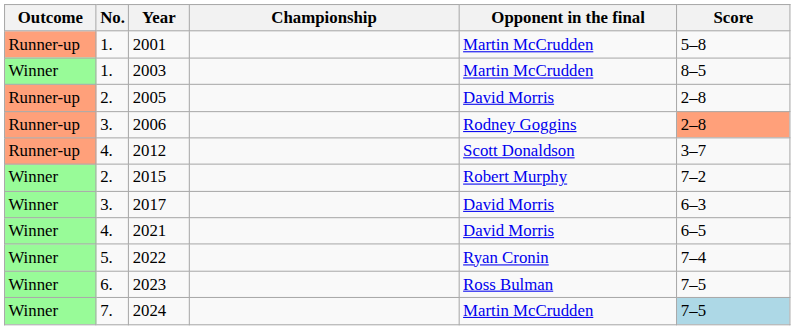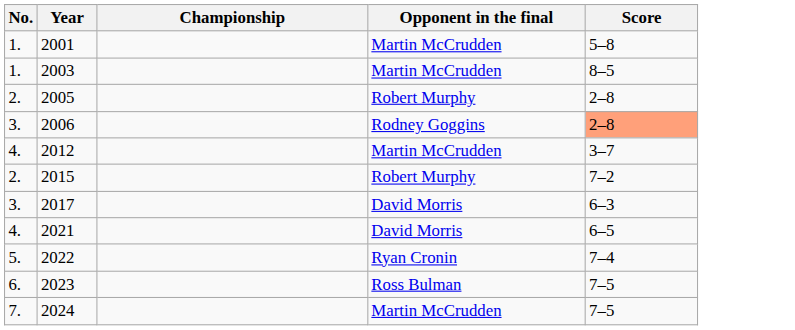- column: (50, 17)
(509, 97) David Morris -> (423, 97) Robert Murphy
(519, 151) Scott Donaldson -> (436, 151) Martin McCrudden
(693, 310) lightblue background -> (602, 310) no background
